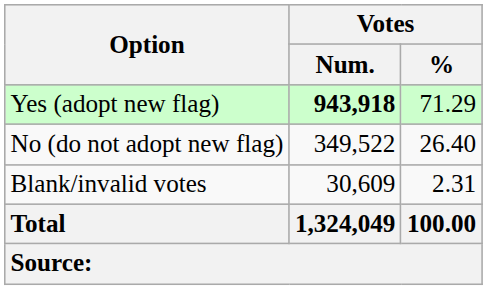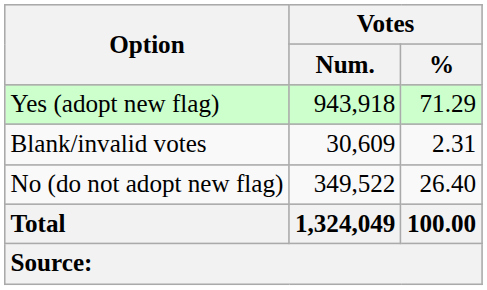(355, 104) bold -> (355, 104) normal
rows swapped: (147, 143) <-> (109, 183)
